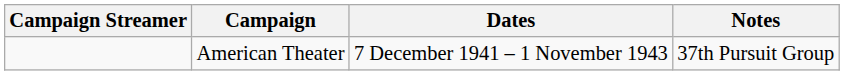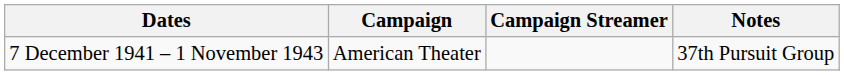columns swapped: (98, 20) <-> (511, 20)
